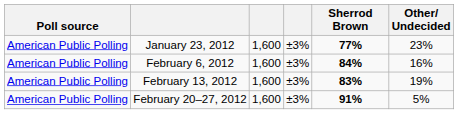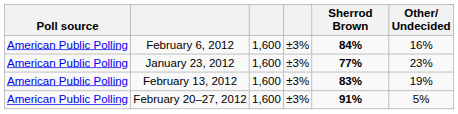rows swapped: (190, 44) <-> (190, 63)
